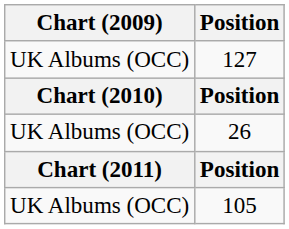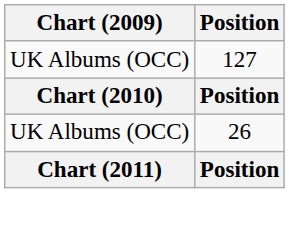- row: (240, 205)
